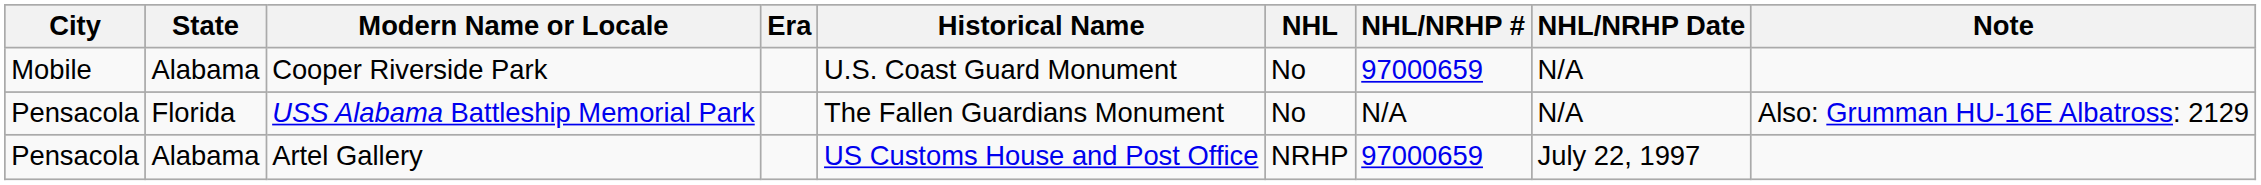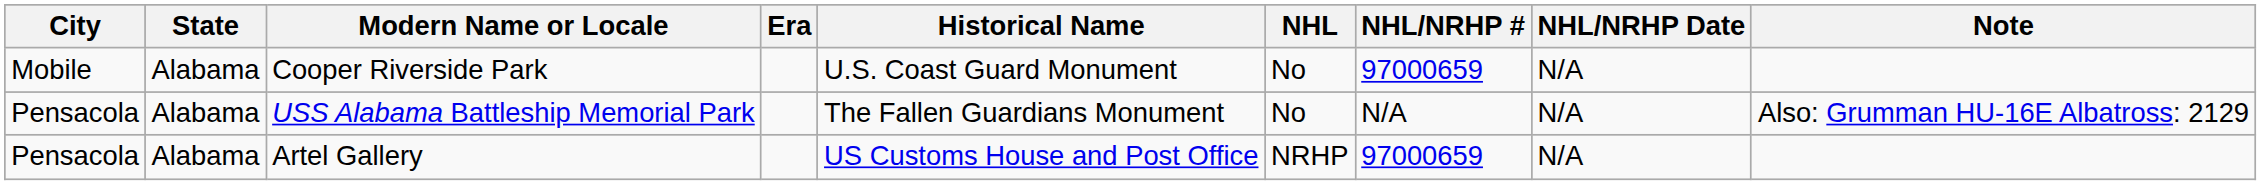(193, 112) Florida -> (206, 112) Alabama
(1619, 156) July 22, 1997 -> (1560, 156) N/A
